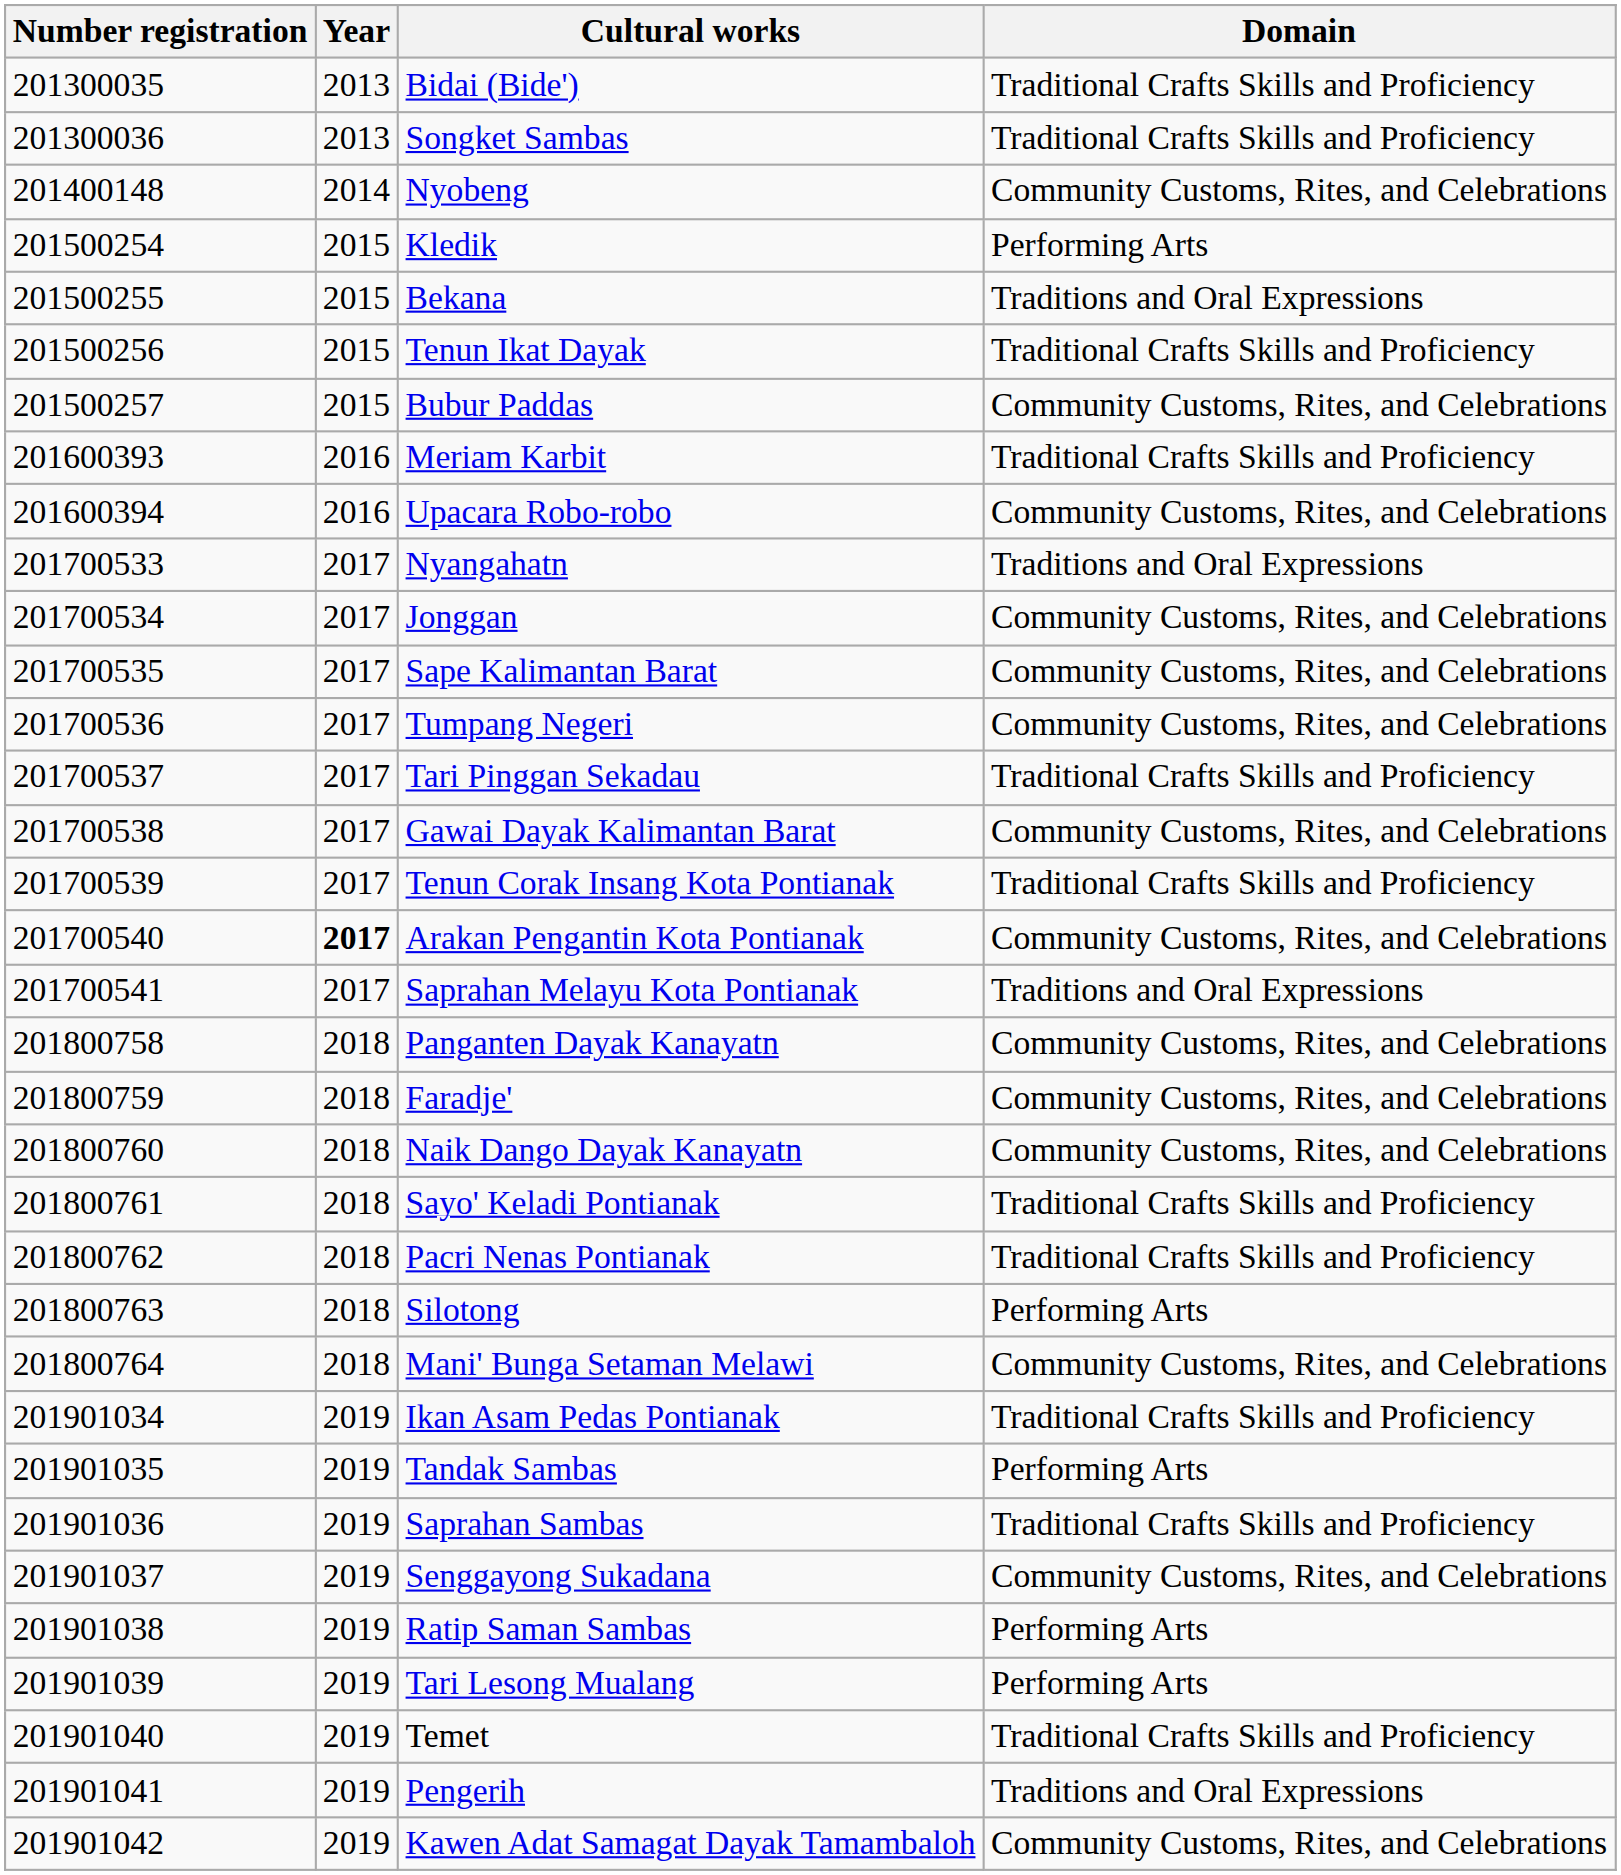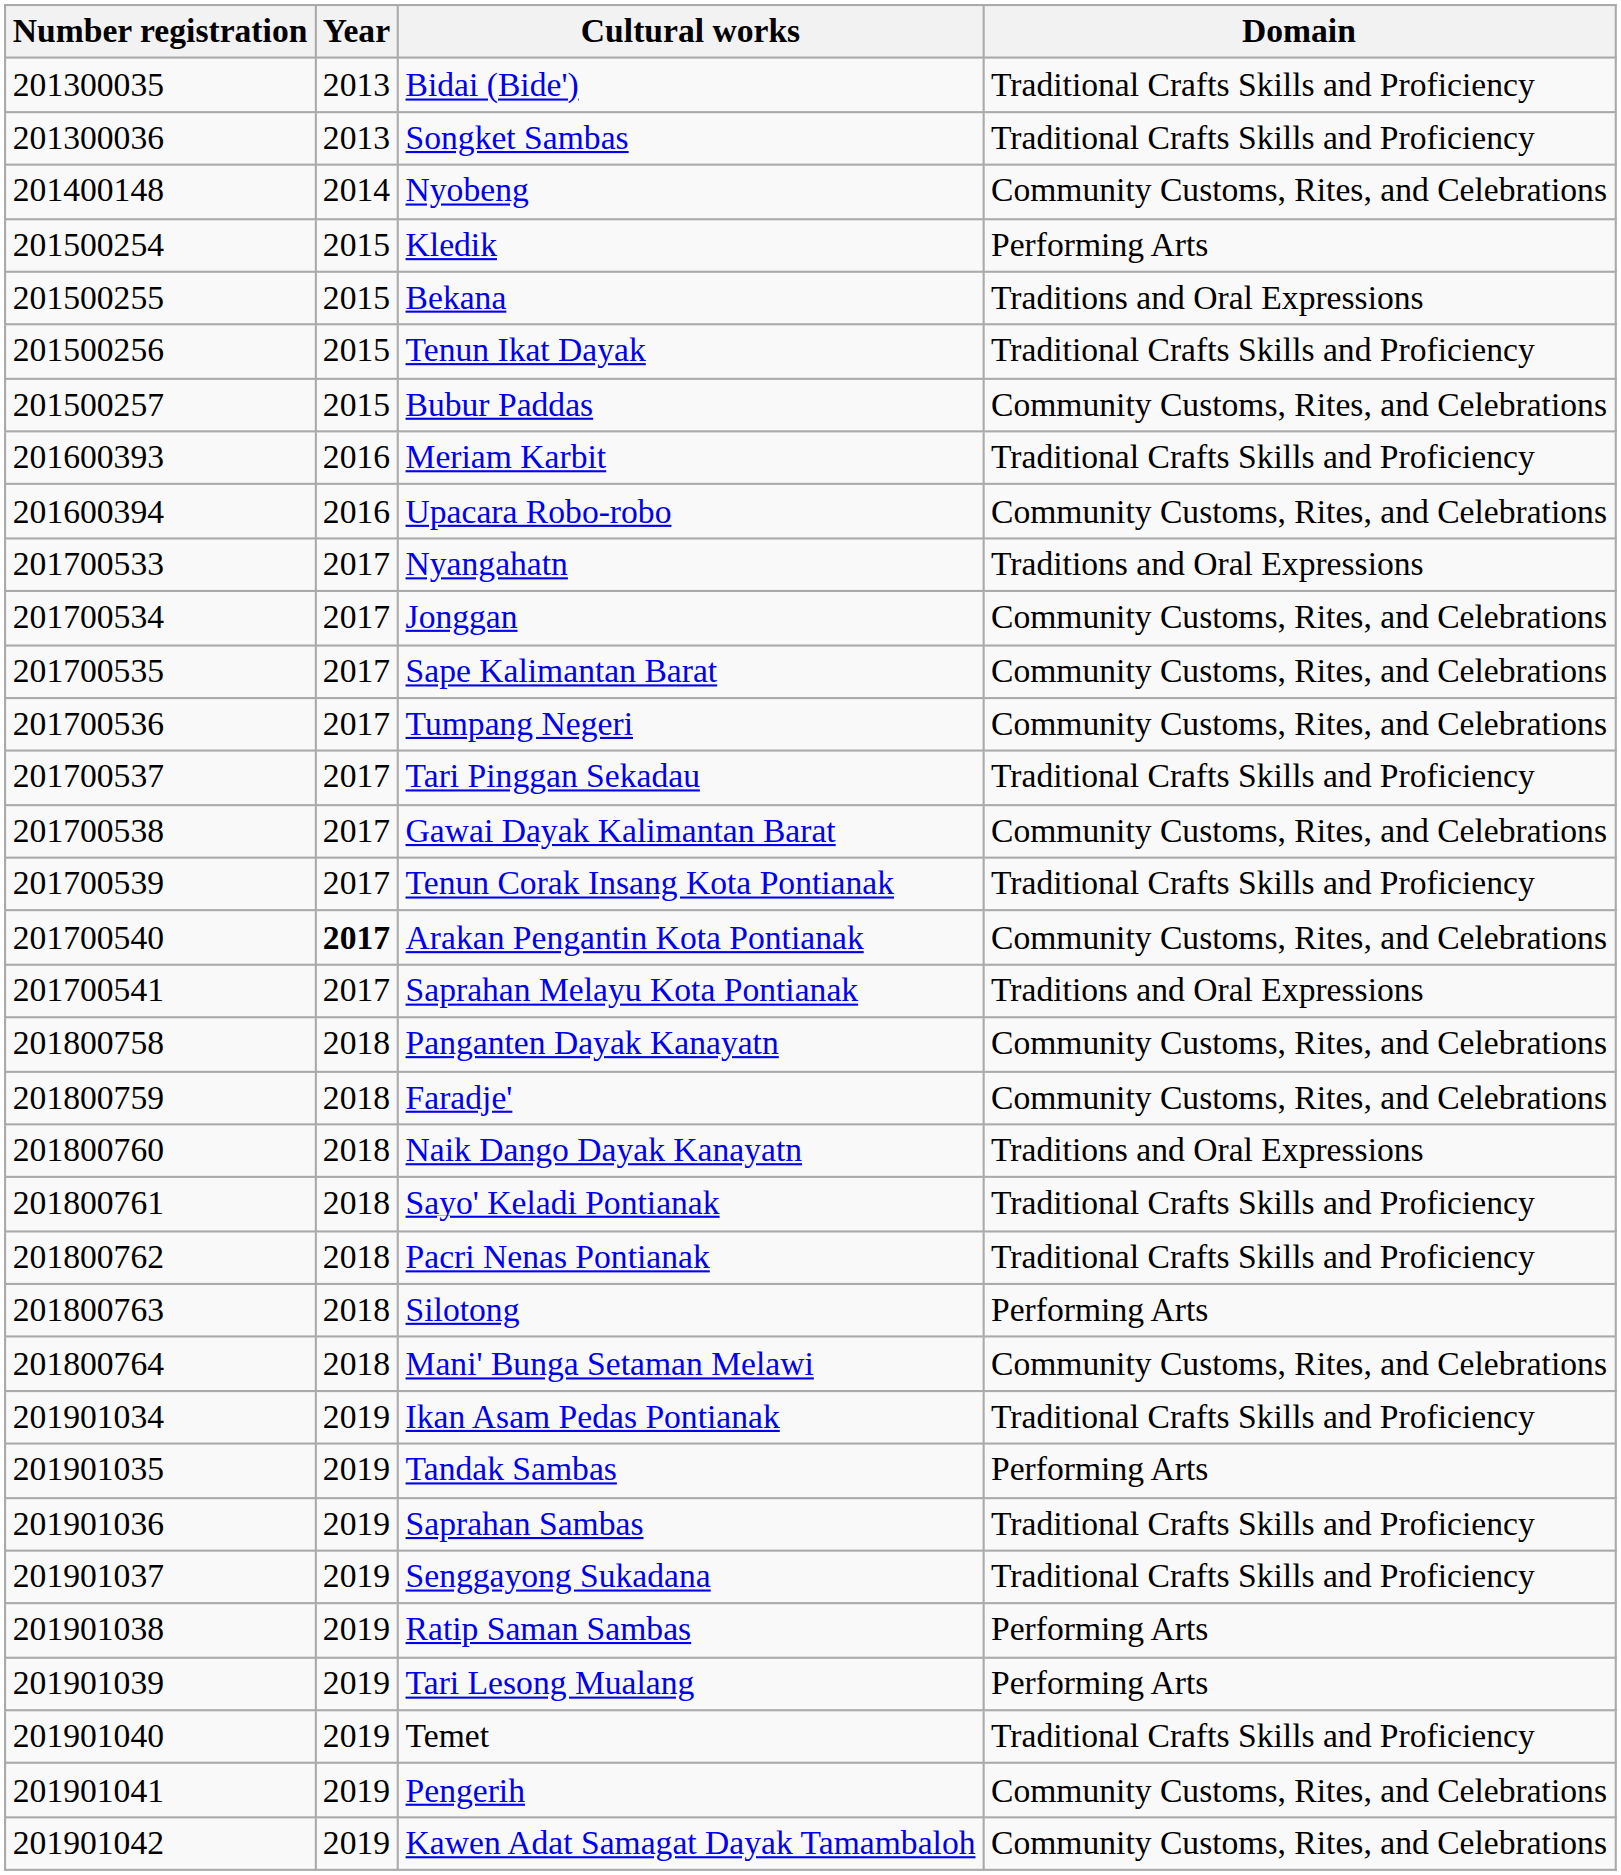(1299, 1150) Community Customs, Rites, and Celebrations -> (1207, 1150) Traditions and Oral Expressions
(1299, 1576) Community Customs, Rites, and Celebrations -> (1263, 1576) Traditional Crafts Skills and Proficiency
(1207, 1789) Traditions and Oral Expressions -> (1299, 1789) Community Customs, Rites, and Celebrations
